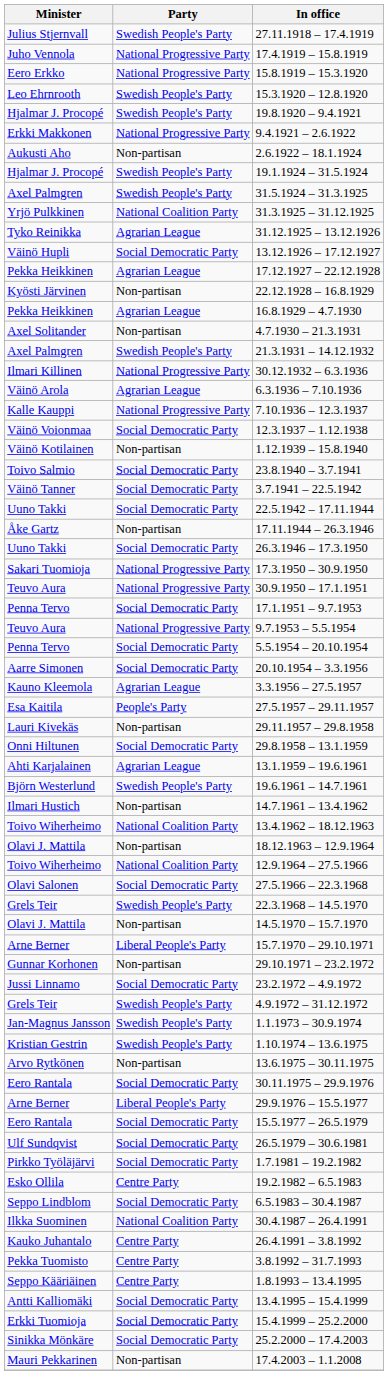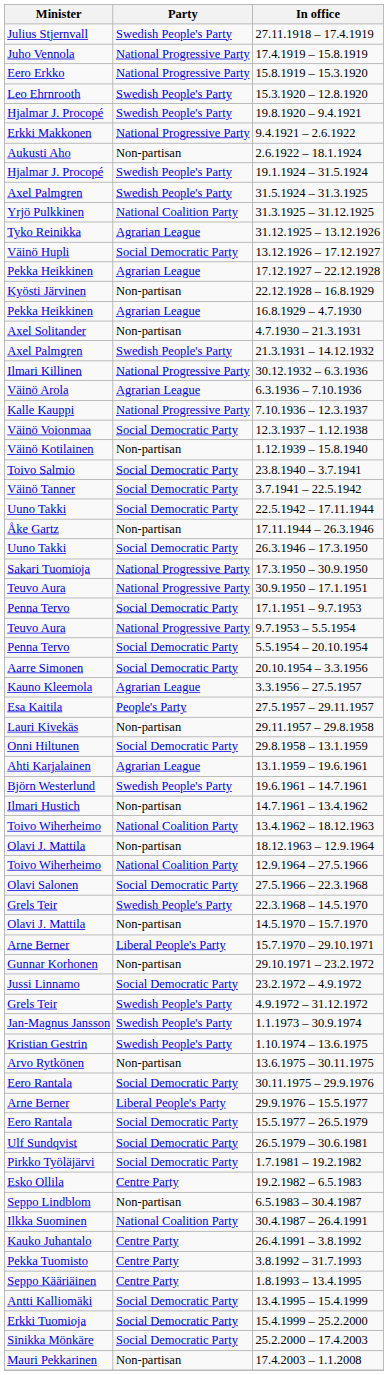(177, 1201) Social Democratic Party -> (149, 1201) Non-partisan
